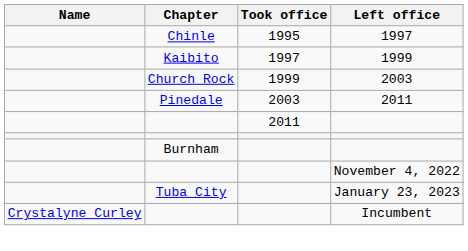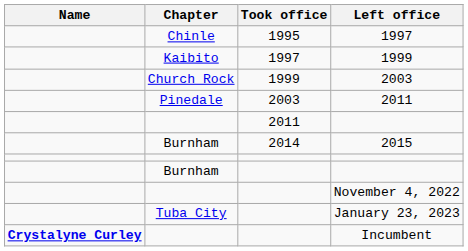+ row: (191, 144)
(75, 214) normal -> (75, 235) bold
